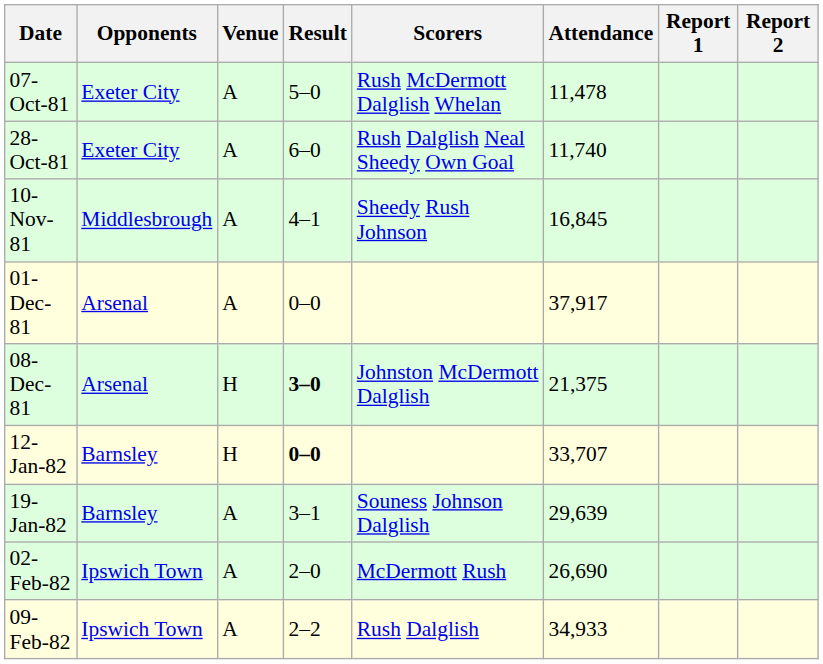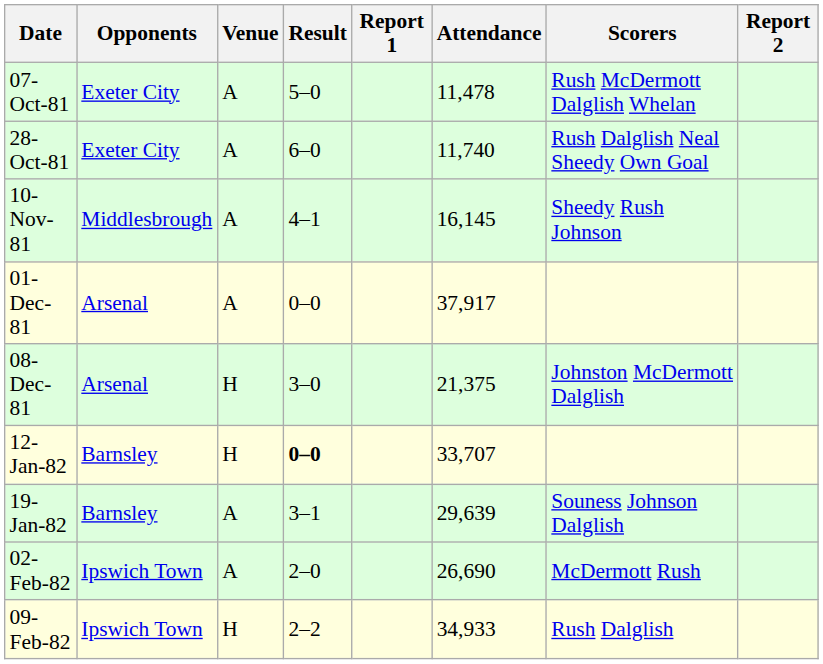columns swapped: (448, 33) <-> (698, 33)
(578, 219) 16,845 -> (466, 219) 16,145
(305, 384) bold -> (305, 384) normal
(230, 629) A -> (230, 629) H
